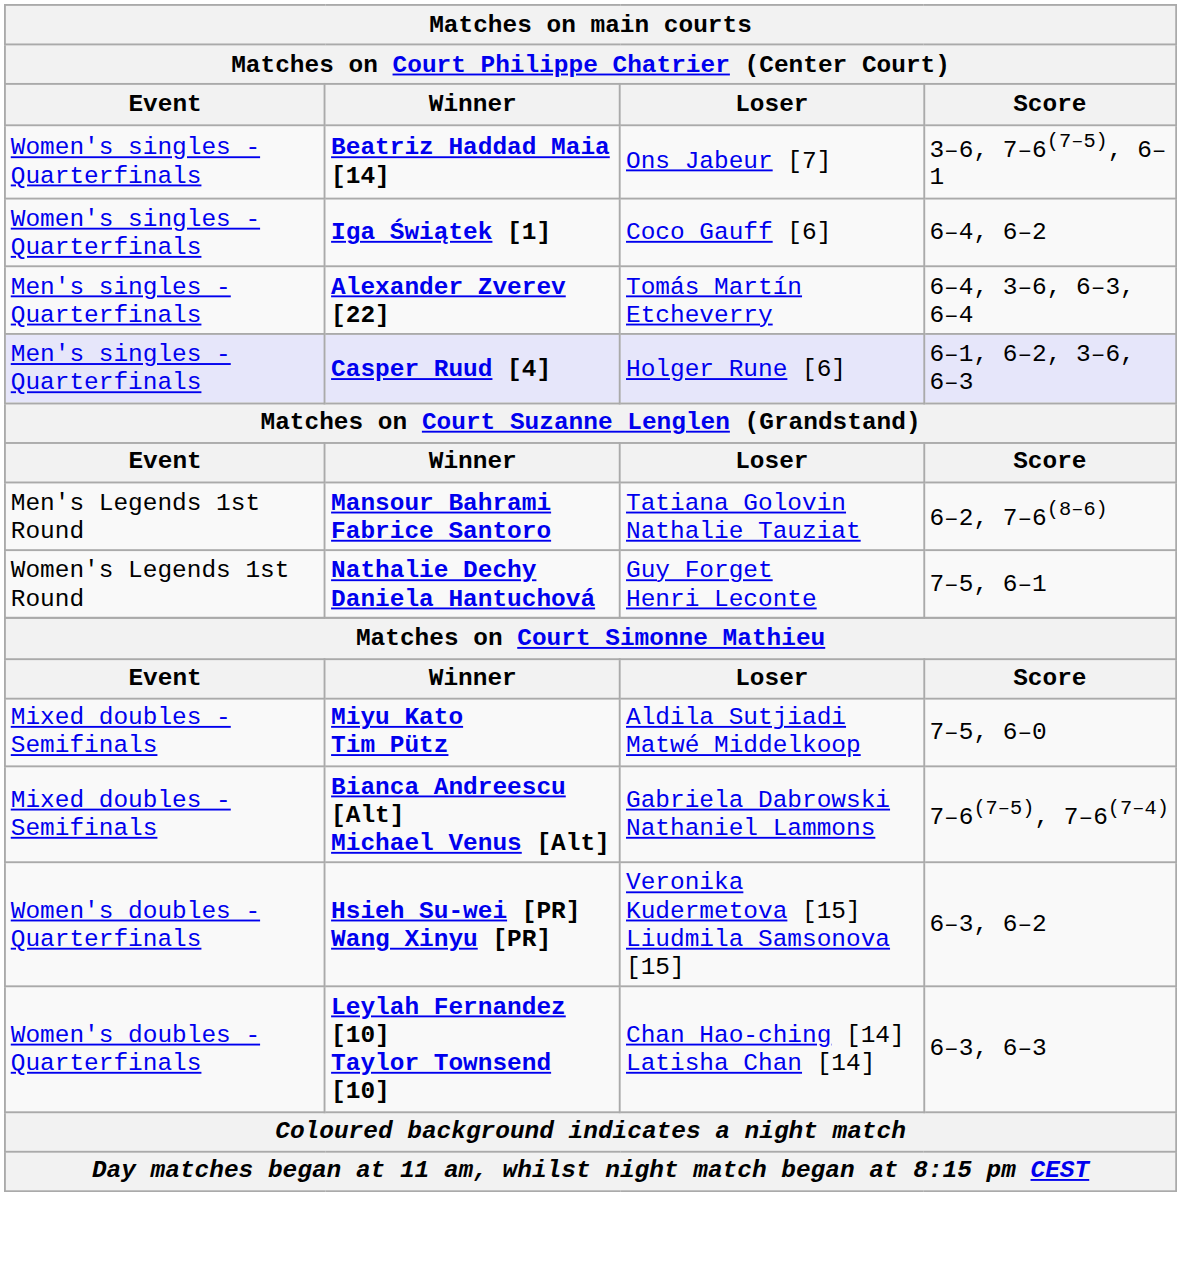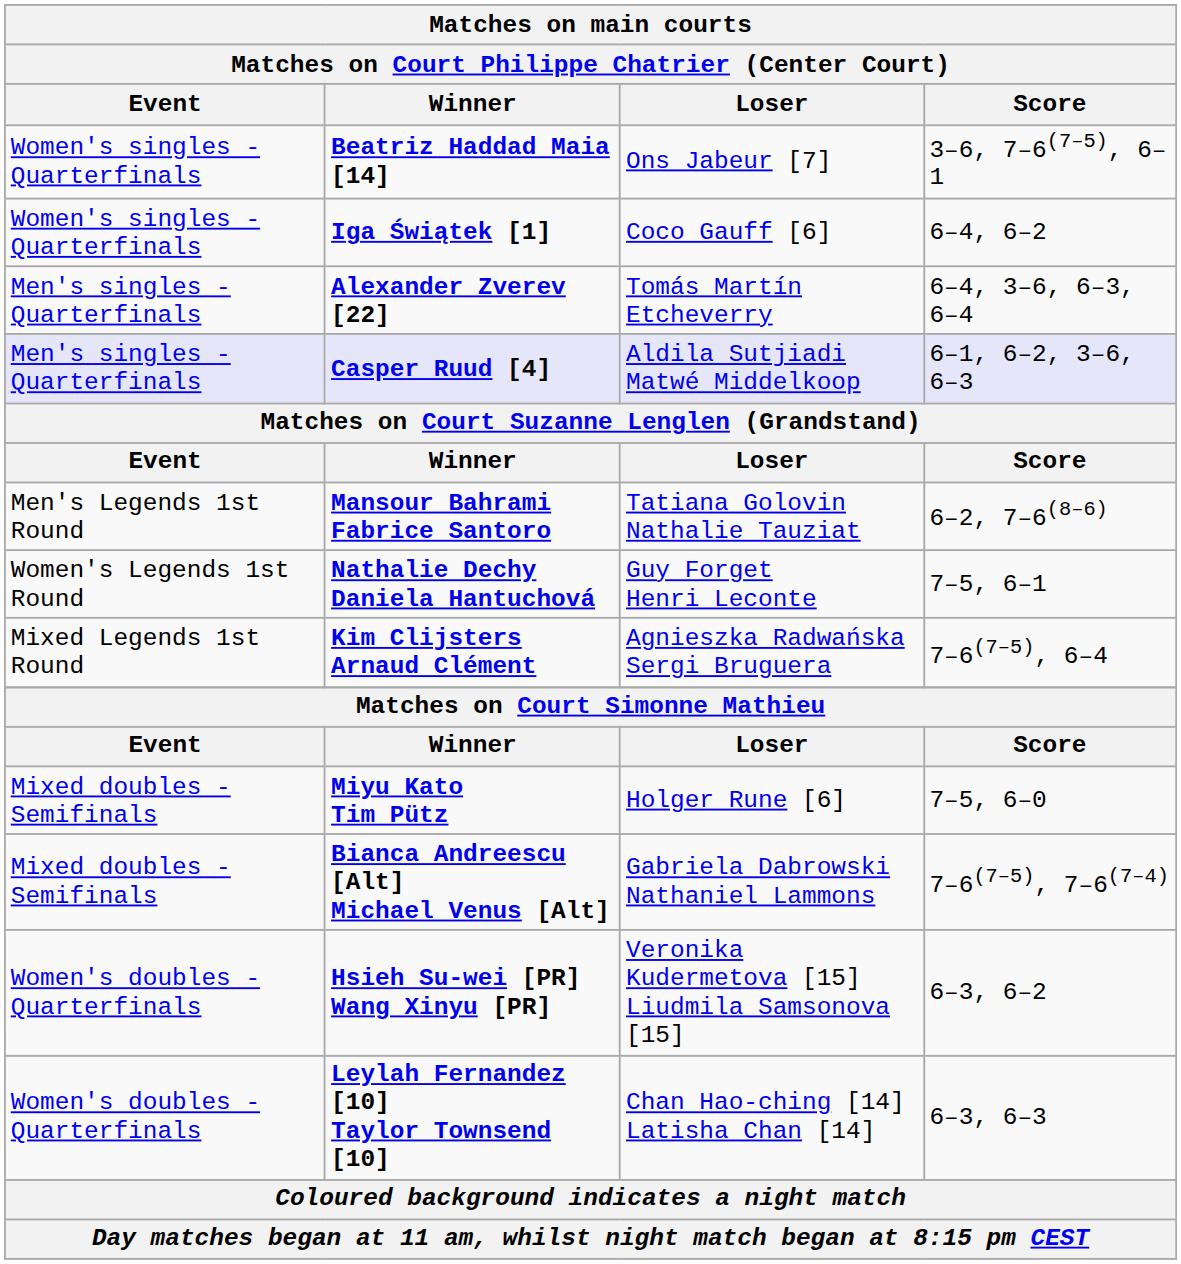(736, 369) Holger Rune [6] -> (743, 369) Aldila Sutjiadi Matwé Middelkoop
+ row: (434, 653)
(743, 732) Aldila Sutjiadi Matwé Middelkoop -> (736, 800) Holger Rune [6]
